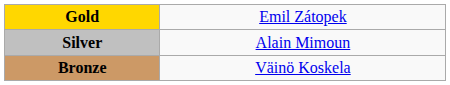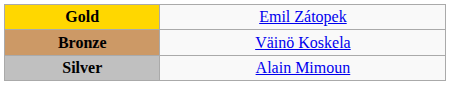rows swapped: (82, 42) <-> (82, 67)
